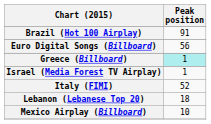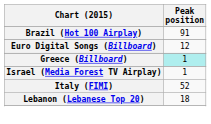(185, 46) 56 -> (185, 46) 12
- row: (84, 112)
